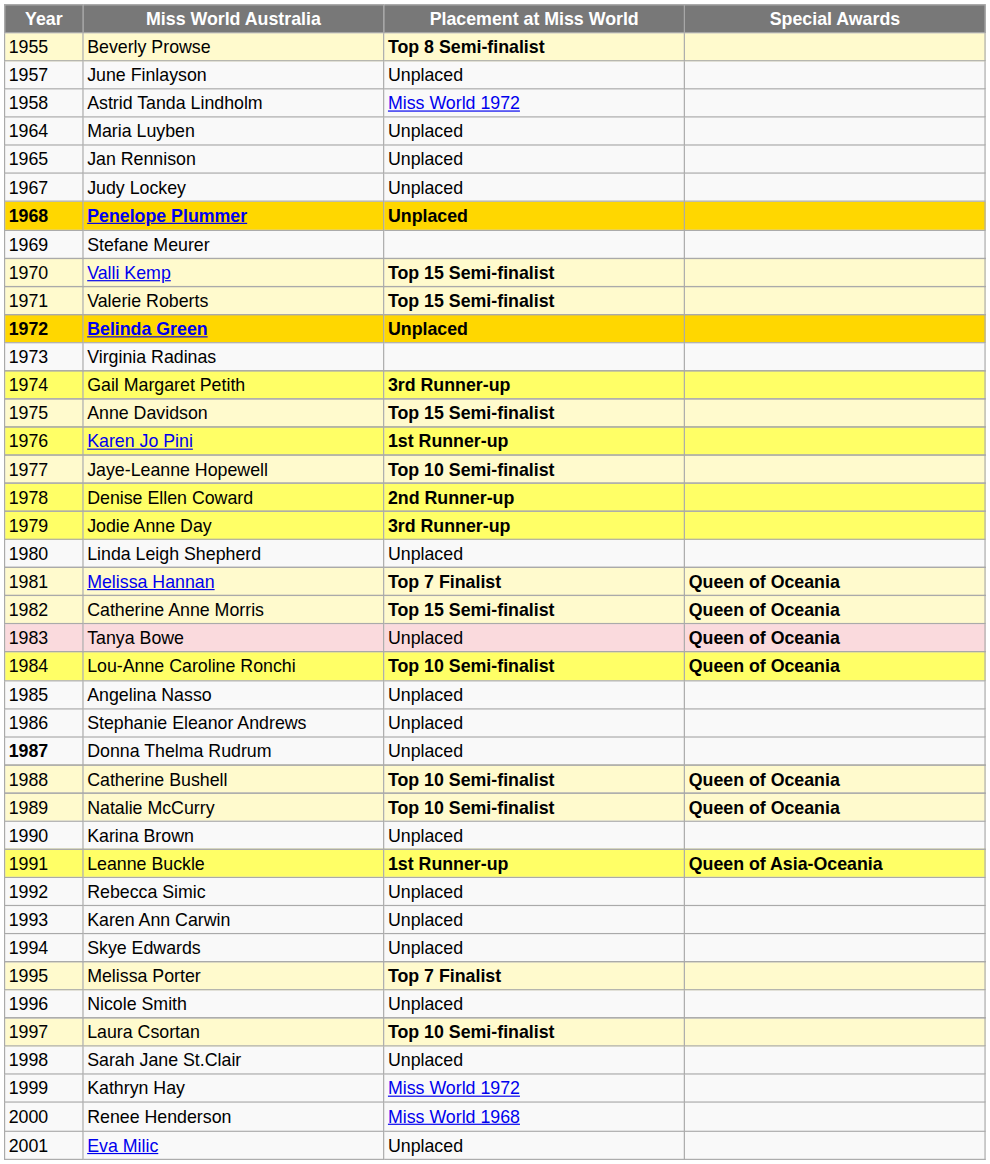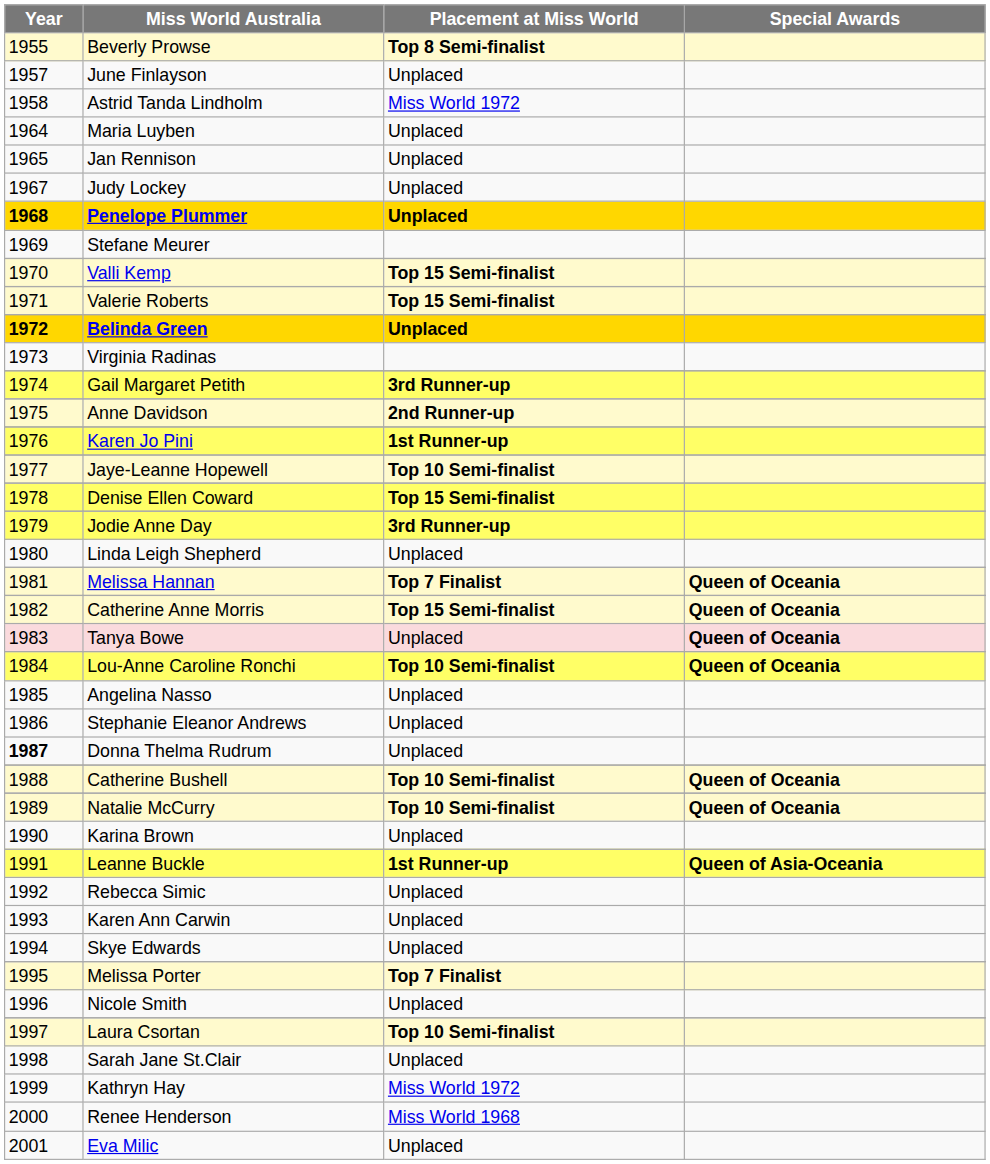(471, 413) Top 15 Semi-finalist -> (451, 413) 2nd Runner-up
(451, 497) 2nd Runner-up -> (471, 497) Top 15 Semi-finalist
